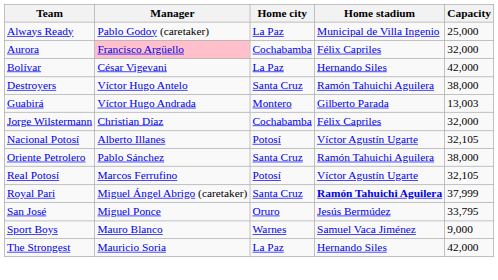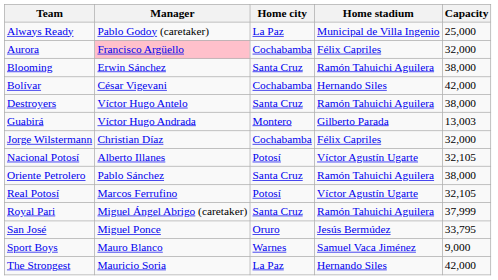+ row: (30, 67)
(268, 67) La Paz -> (282, 85) Cochabamba
(380, 193) bold -> (376, 211) normal
